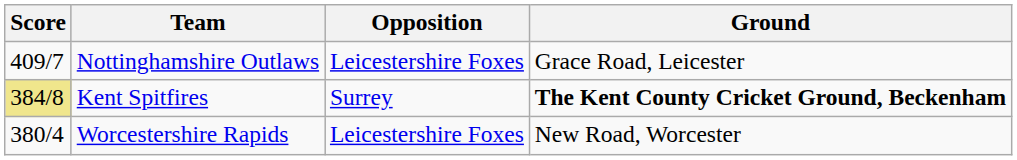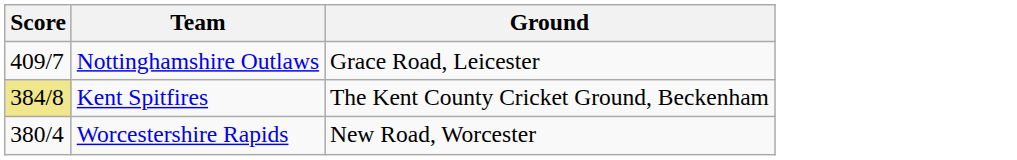- column: (427, 23)
(770, 97) bold -> (549, 97) normal
